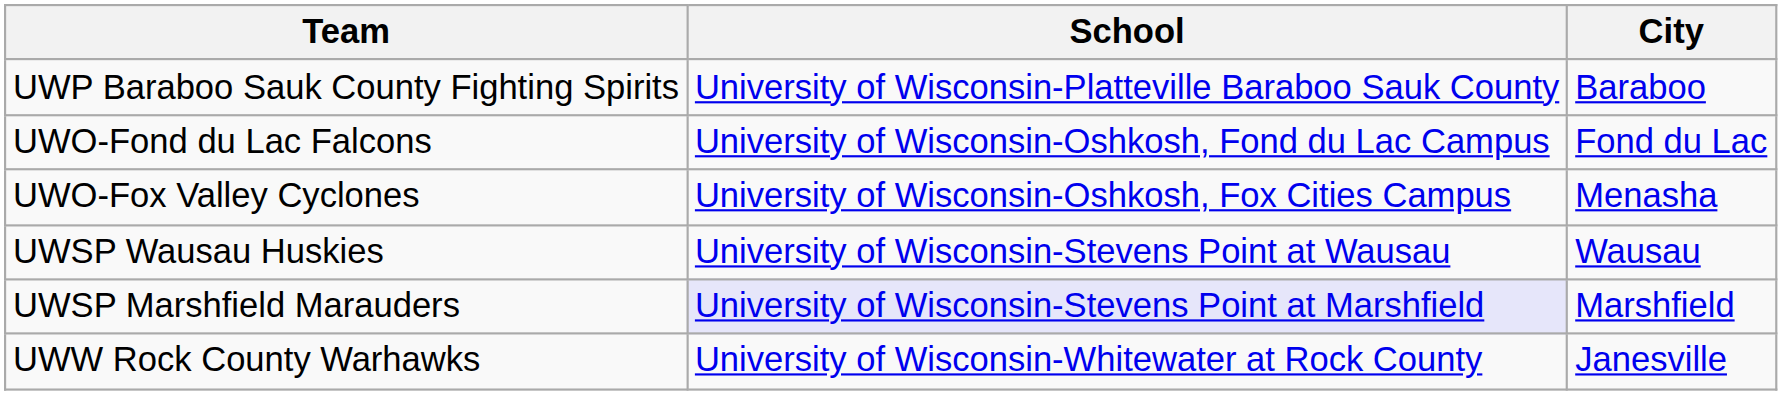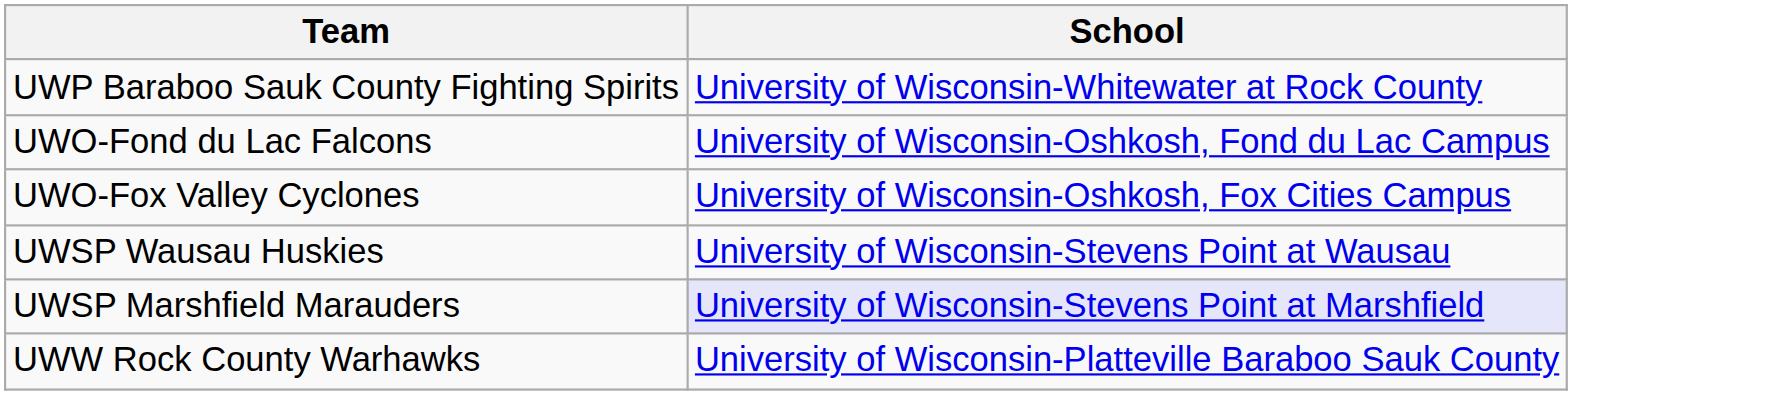- column: (1671, 31)
(1127, 86) University of Wisconsin-Platteville Baraboo Sauk County -> (1089, 86) University of Wisconsin-Whitewater at Rock County
(1089, 360) University of Wisconsin-Whitewater at Rock County -> (1127, 360) University of Wisconsin-Platteville Baraboo Sauk County
